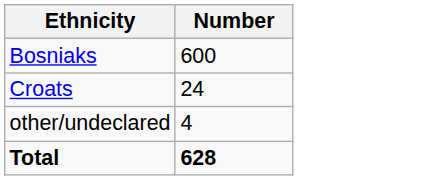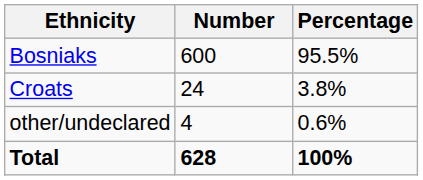+ column: (355, 21)
